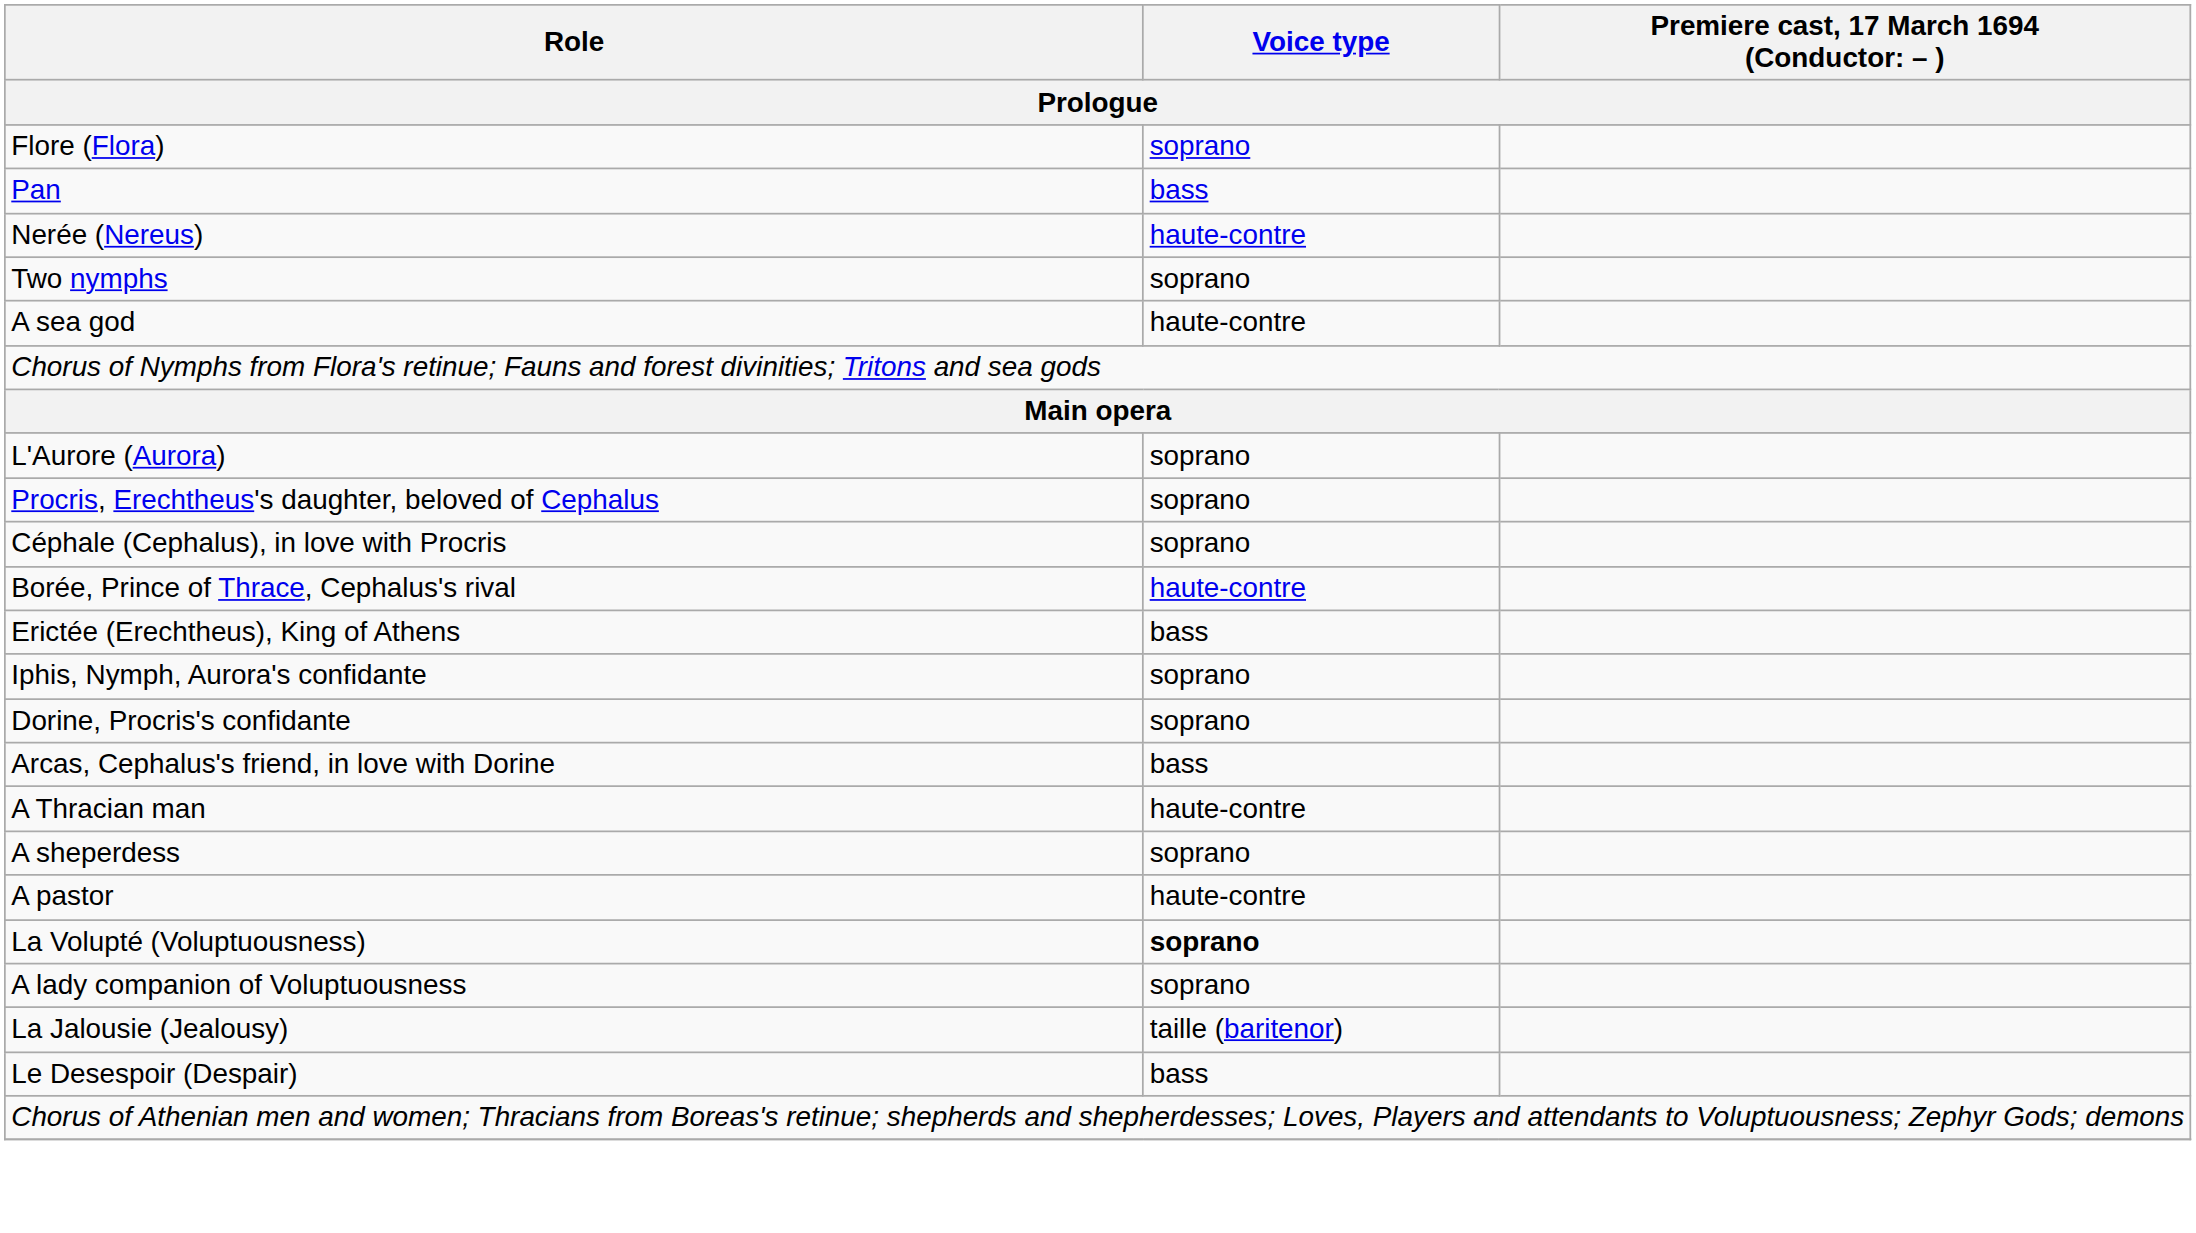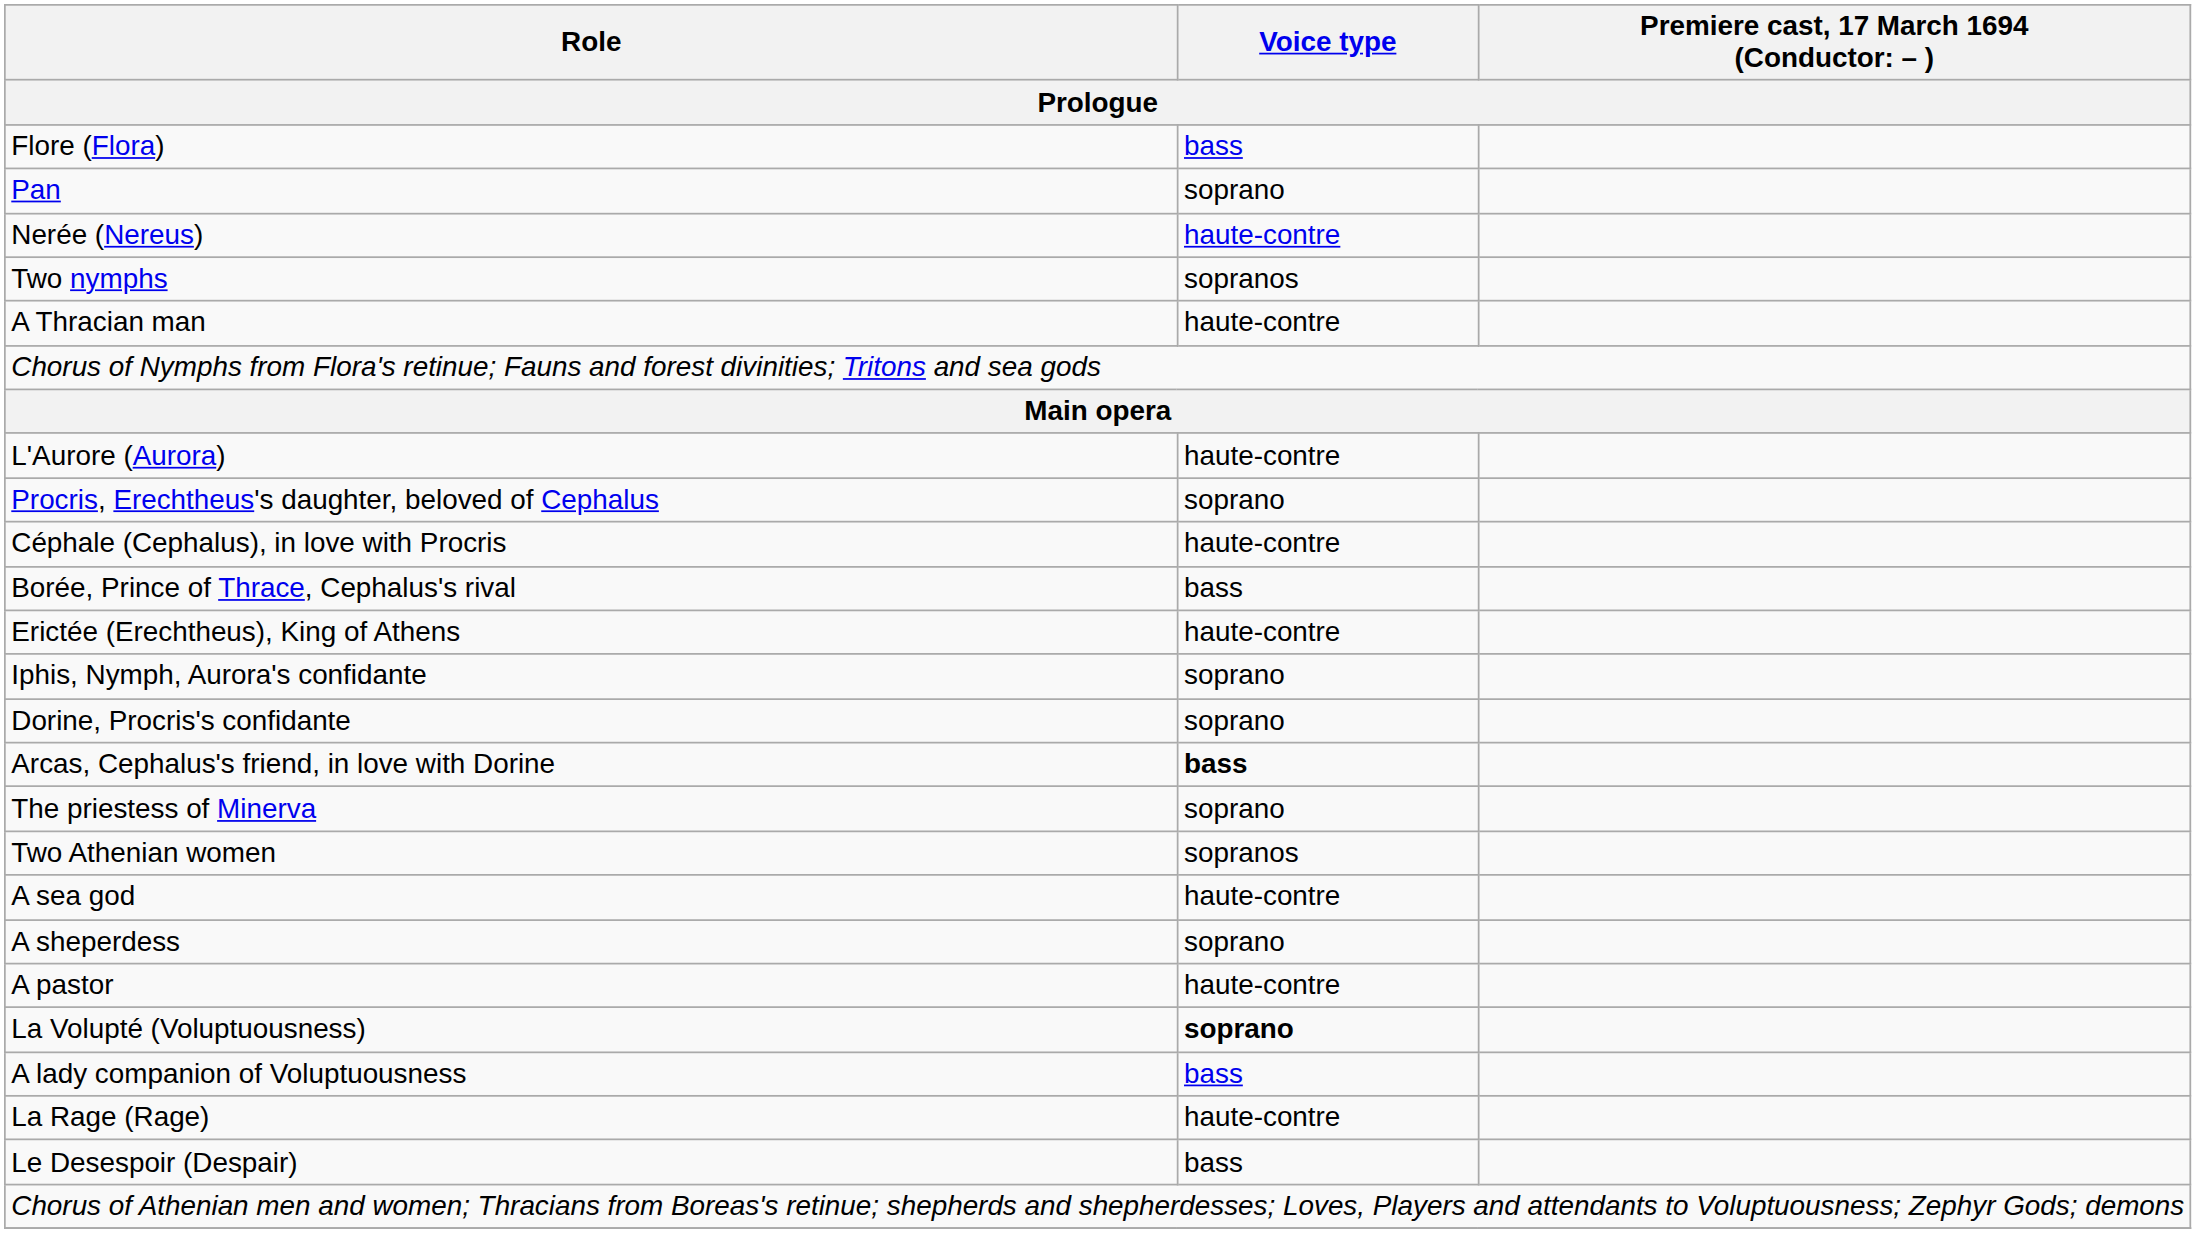(1200, 146) soprano -> (1213, 146) bass
(1179, 190) bass -> (1234, 190) soprano
(1200, 278) soprano -> (1241, 278) sopranos
rows swapped: (73, 322) <-> (109, 808)
(1200, 455) soprano -> (1262, 455) haute-contre
(1200, 543) soprano -> (1262, 543) haute-contre
(1228, 587) haute-contre -> (1213, 587) bass
(1179, 631) bass -> (1262, 631) haute-contre
(1179, 764) normal -> (1216, 764) bold
+ row: (164, 808)
+ row: (144, 852)
(1200, 985) soprano -> (1213, 1073) bass
- row: (150, 1029)
+ row: (110, 1117)
